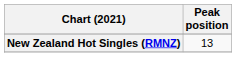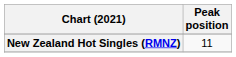(207, 43) 13 -> (207, 43) 11
